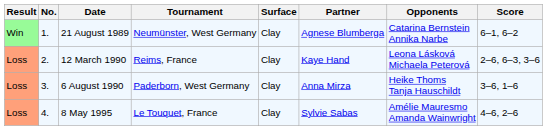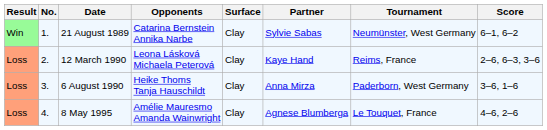columns swapped: (195, 12) <-> (432, 12)
(343, 33) Agnese Blumberga -> (293, 33) Sylvie Sabas
(329, 112) Sylvie Sabas -> (307, 112) Agnese Blumberga
